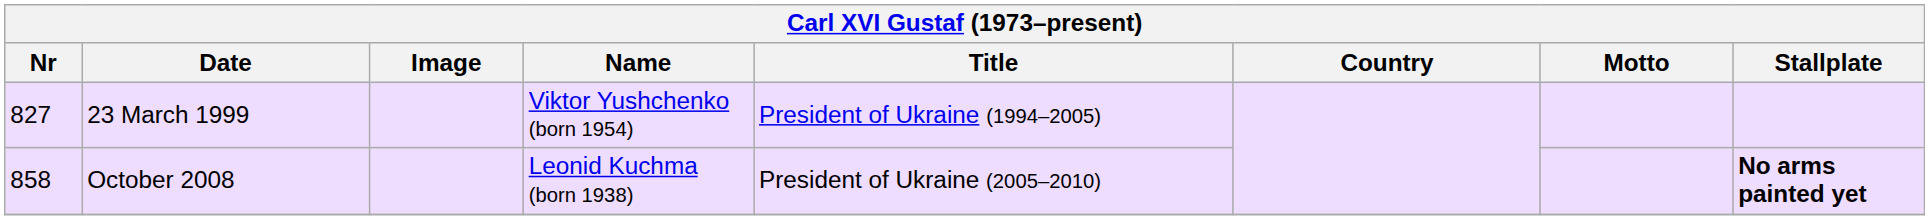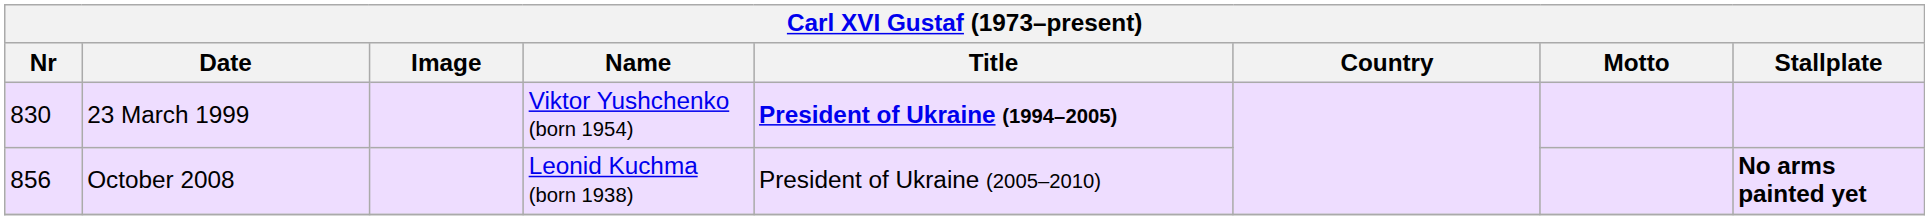(31, 114) 827 -> (31, 114) 830
(930, 114) normal -> (938, 114) bold
(31, 180) 858 -> (31, 180) 856
